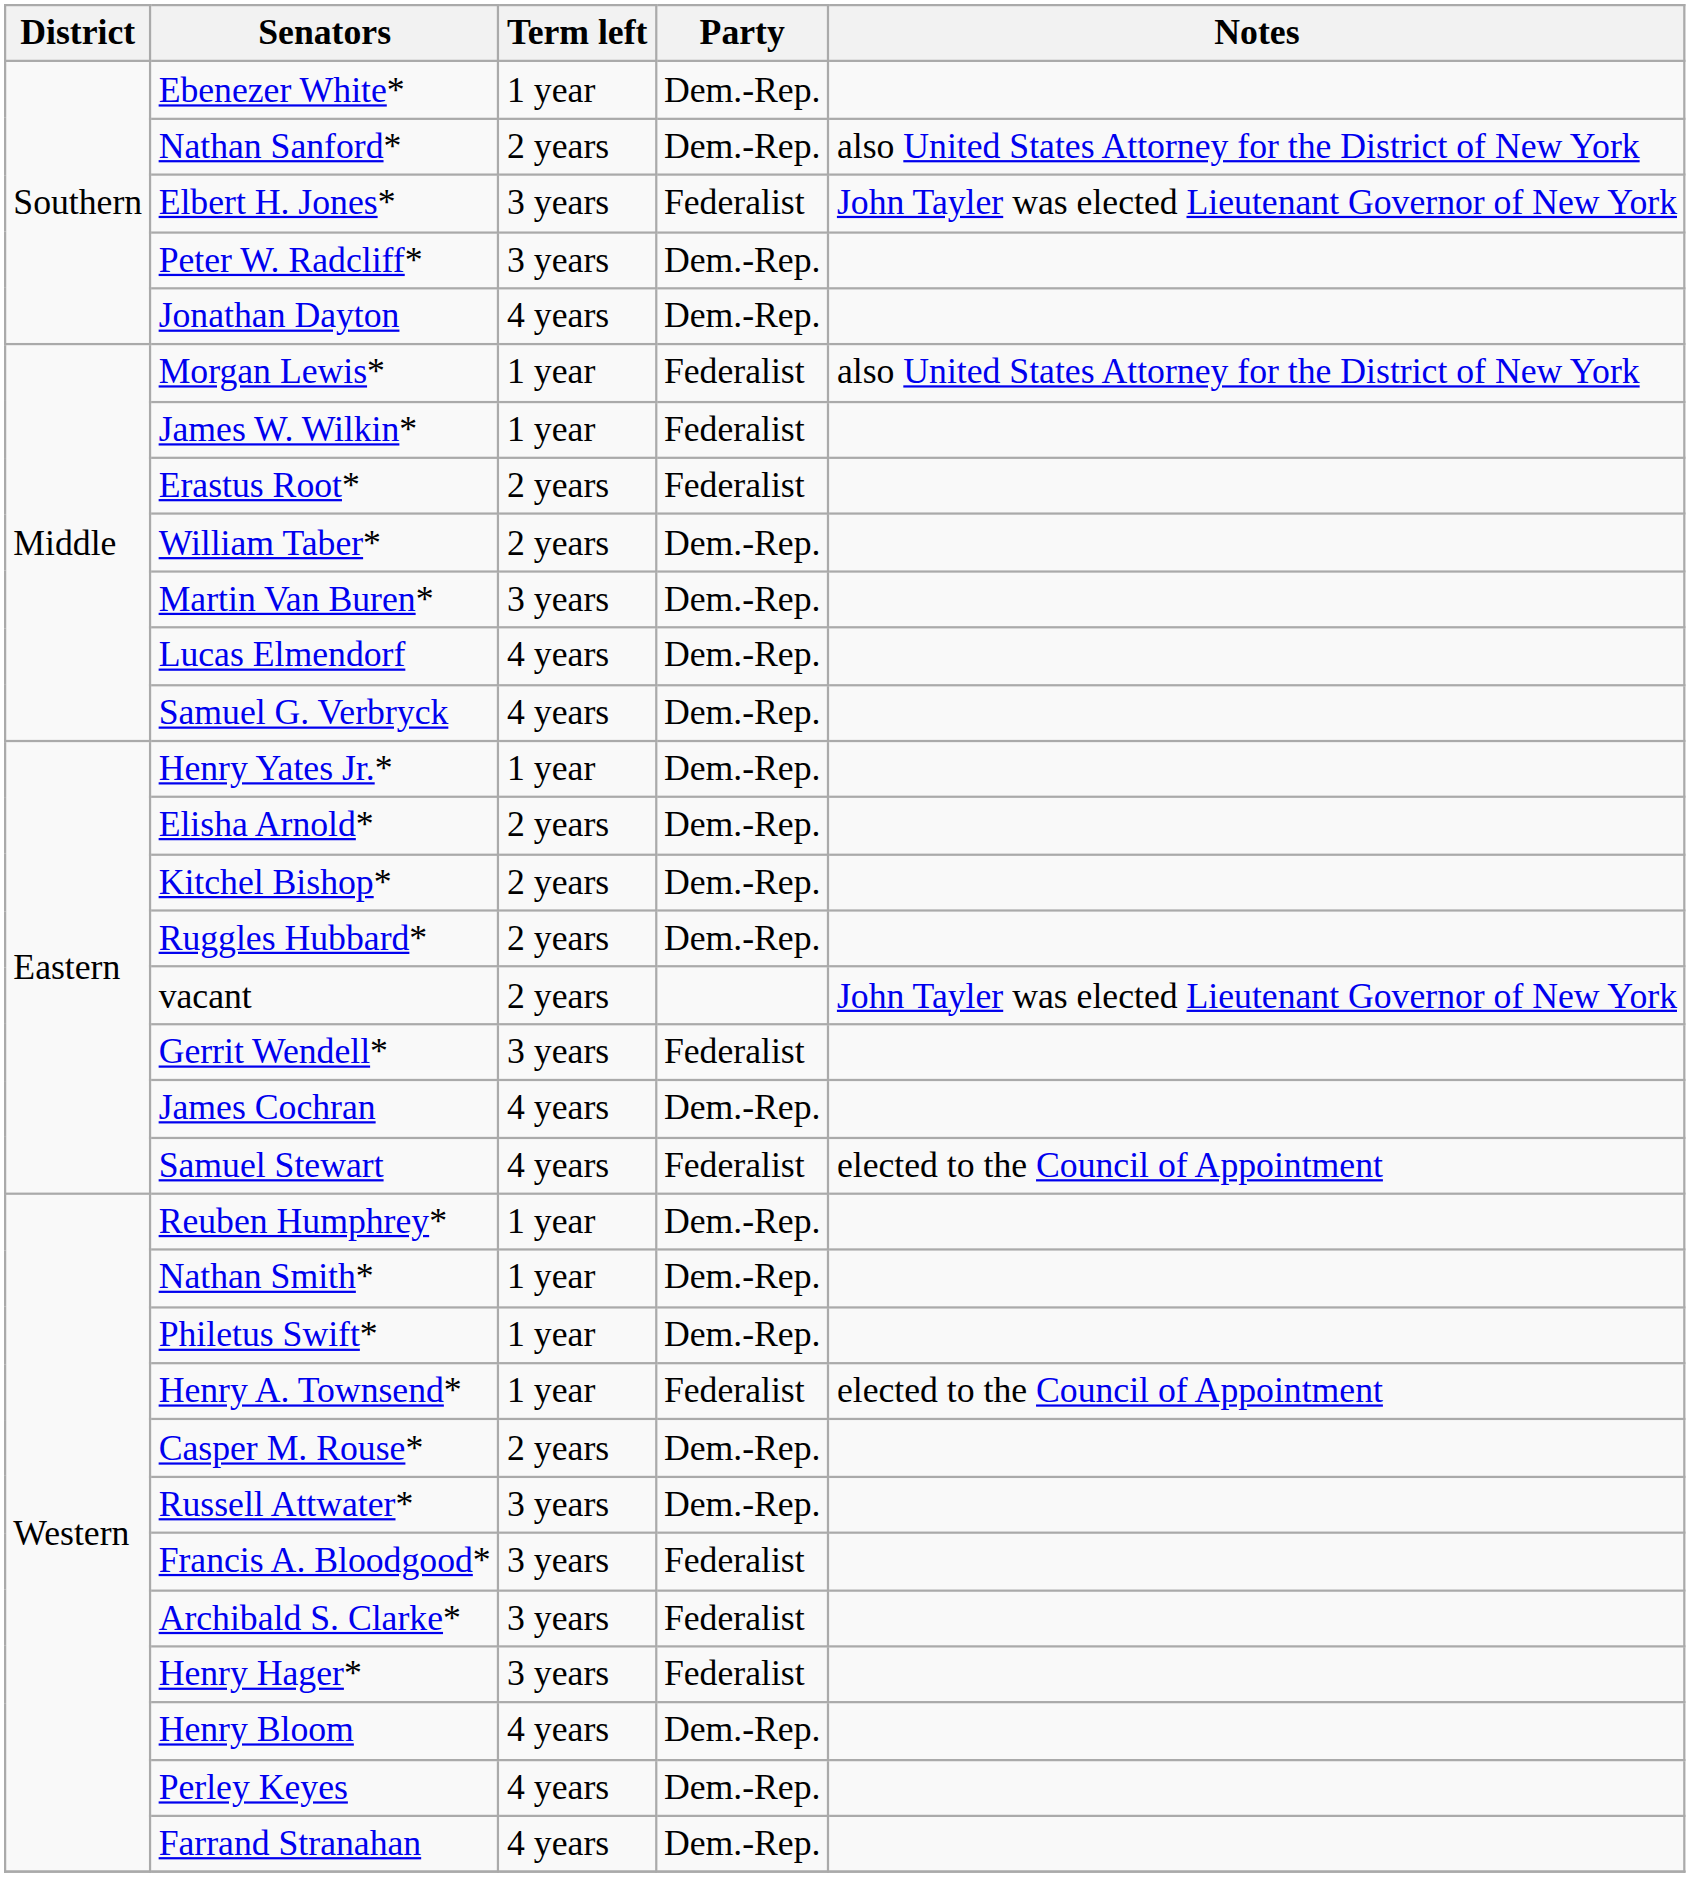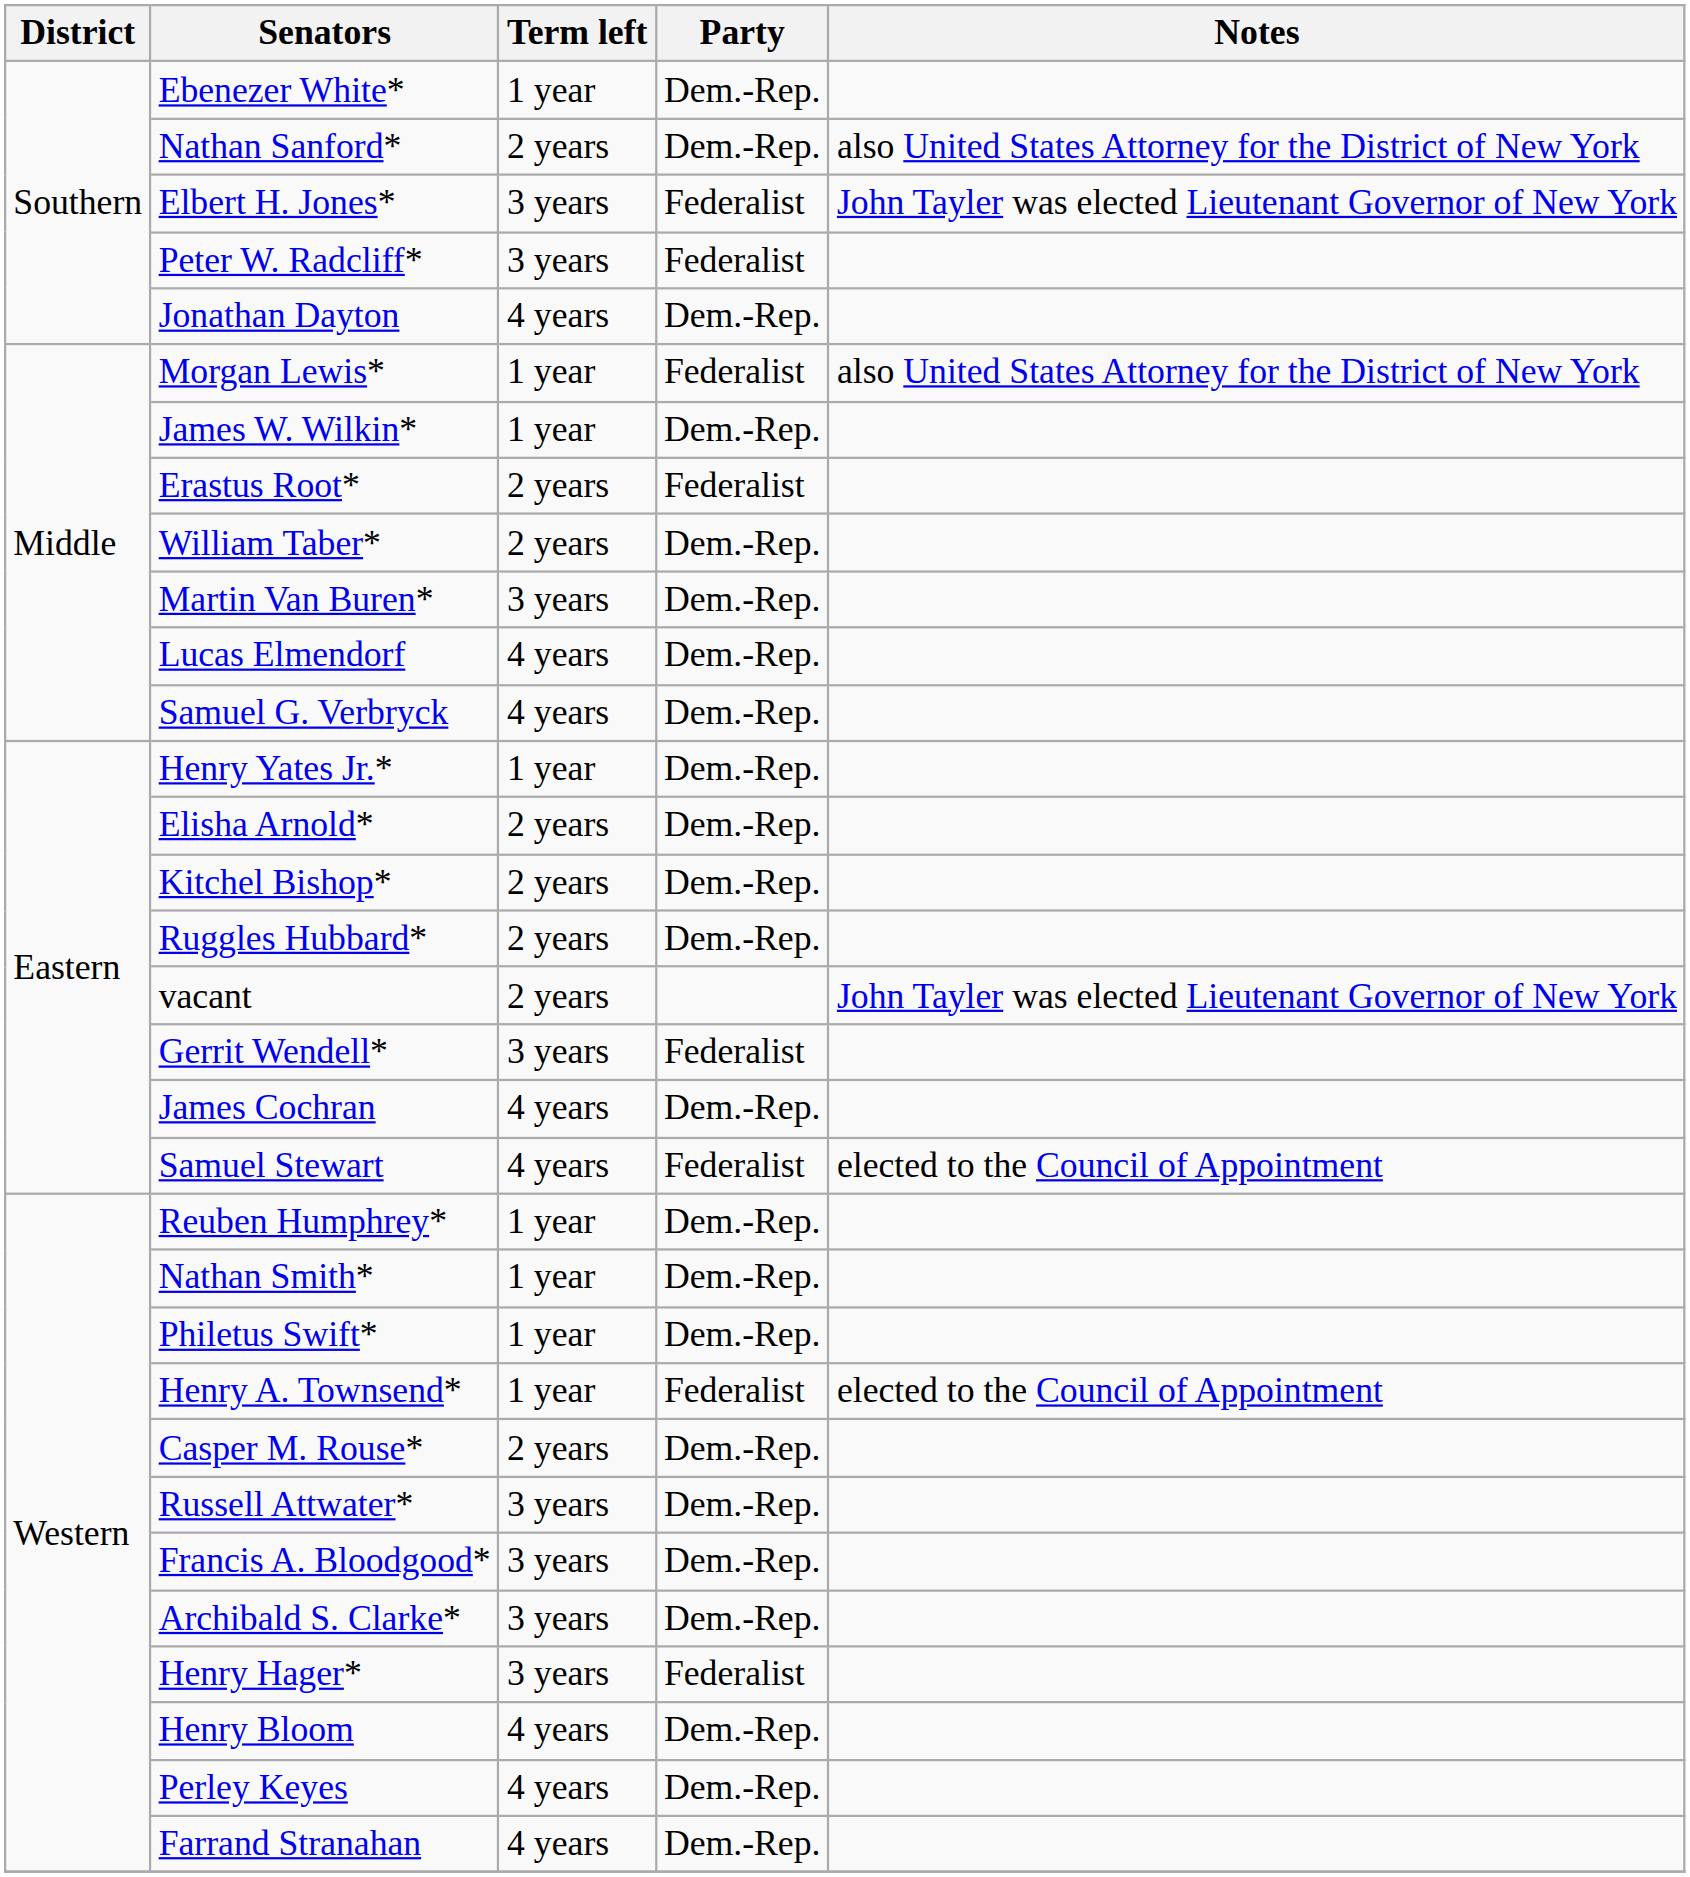(742, 259) Dem.-Rep. -> (734, 259) Federalist
(734, 428) Federalist -> (742, 428) Dem.-Rep.
(734, 1560) Federalist -> (742, 1560) Dem.-Rep.
(734, 1617) Federalist -> (742, 1617) Dem.-Rep.
